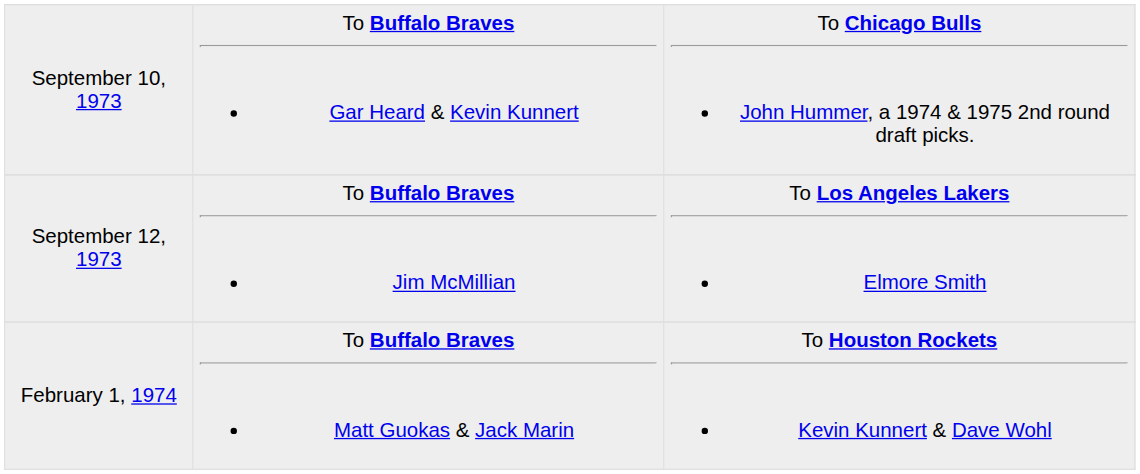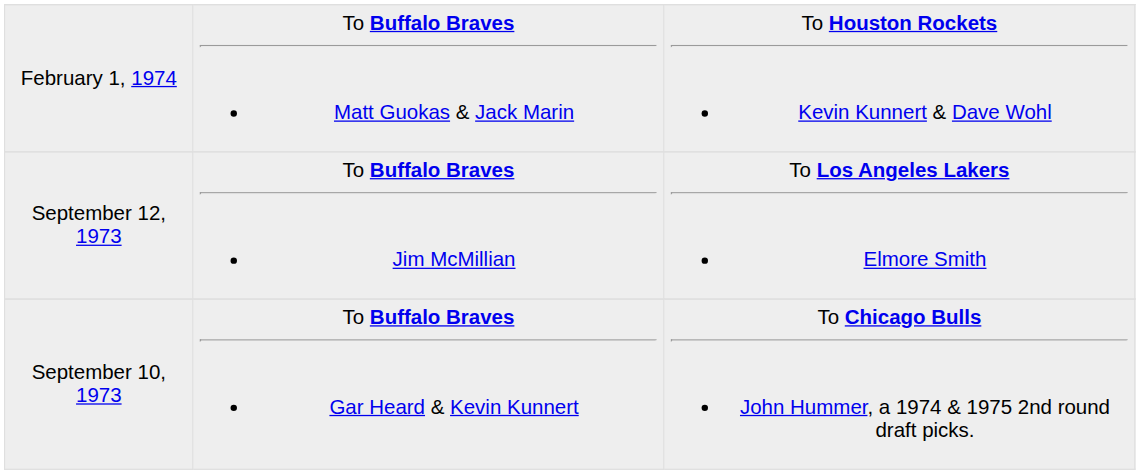rows swapped: (99, 89) <-> (99, 395)
